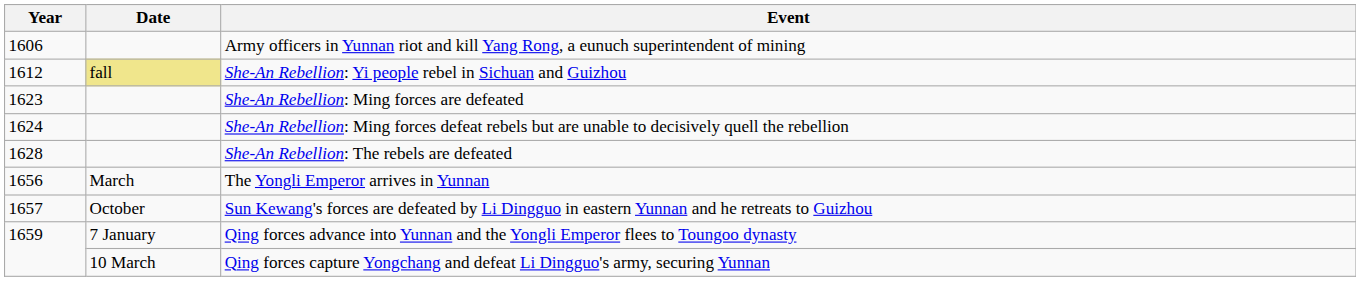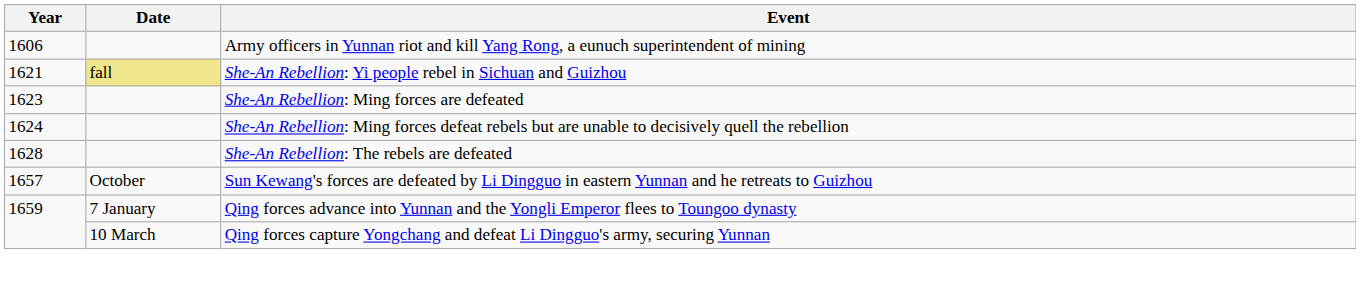(26, 72) 1612 -> (26, 72) 1621
- row: (357, 180)
